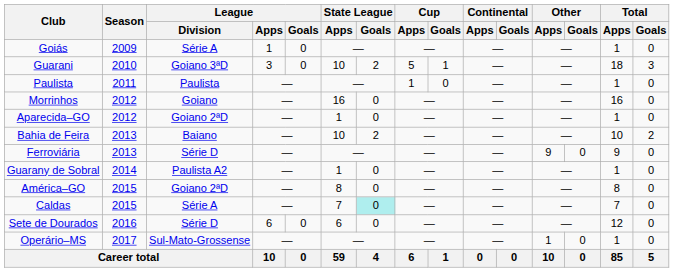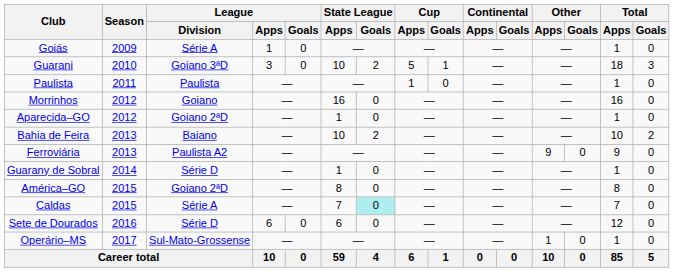(200, 153) Série D -> (200, 153) Paulista A2
(200, 170) Paulista A2 -> (200, 170) Série D
